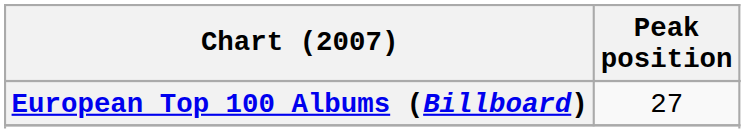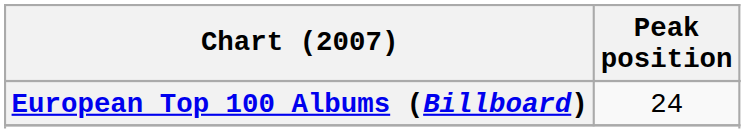(667, 104) 27 -> (667, 104) 24
